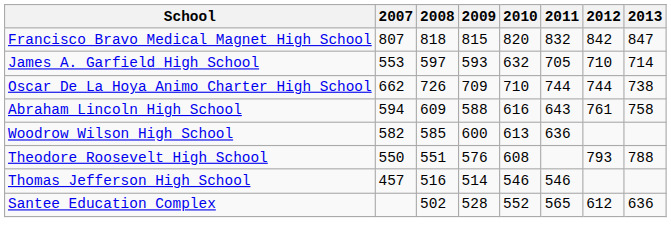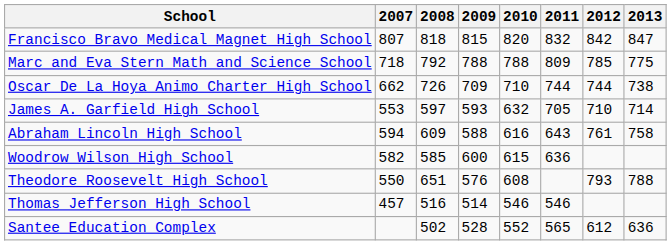+ row: (190, 63)
rows swapped: (190, 87) <-> (134, 63)
(516, 134) 613 -> (516, 157) 615
(433, 157) 551 -> (433, 181) 651
